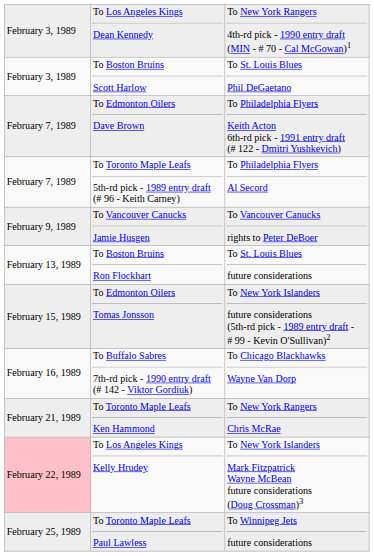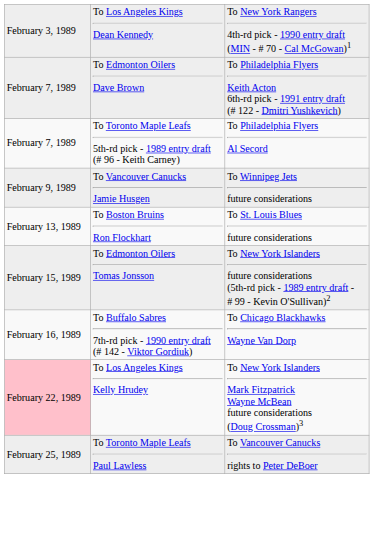- row: (158, 76)
(297, 226) To Vancouver Canucks rights to Peter DeBoer -> (297, 187) To Winnipeg Jets future considerations
- row: (158, 417)
(297, 532) To Winnipeg Jets future considerations -> (297, 454) To Vancouver Canucks rights to Peter DeBoer
